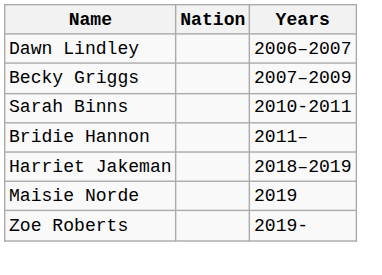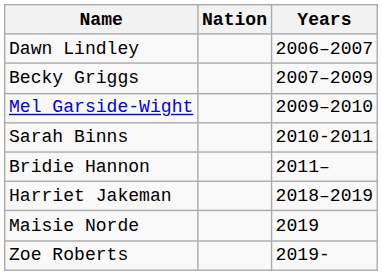+ row: (101, 108)
